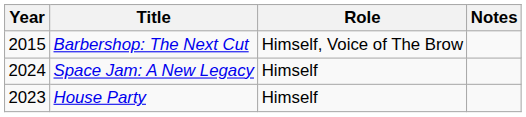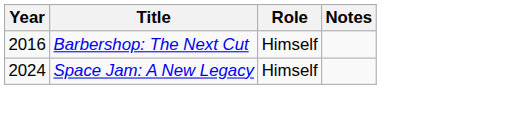(27, 44) 2015 -> (27, 44) 2016
(362, 44) Himself, Voice of The Brow -> (290, 44) Himself
- row: (100, 97)
